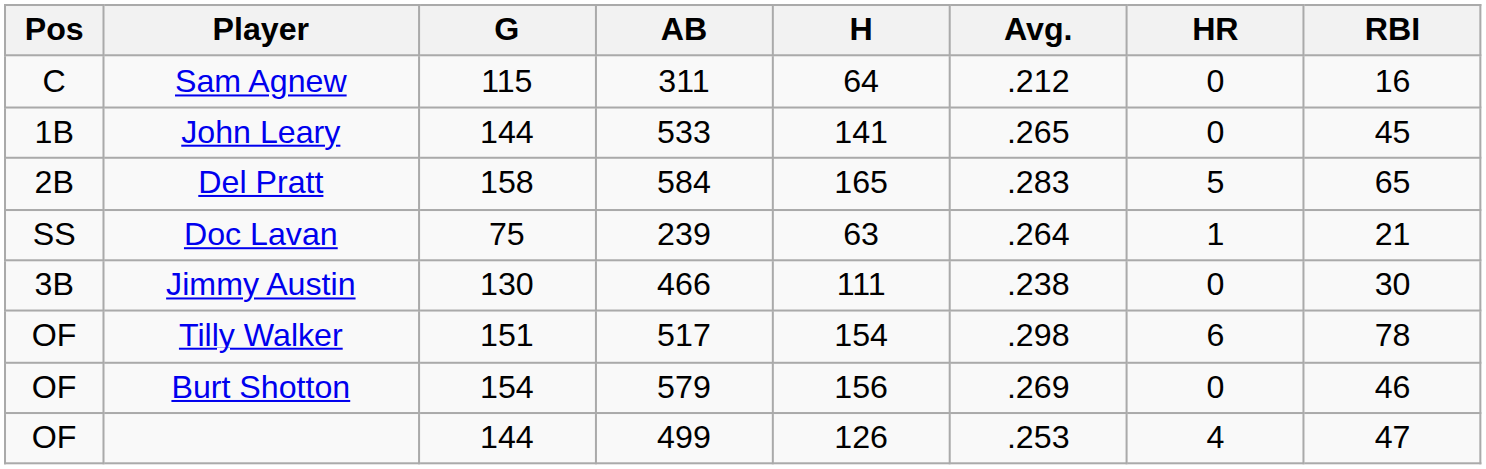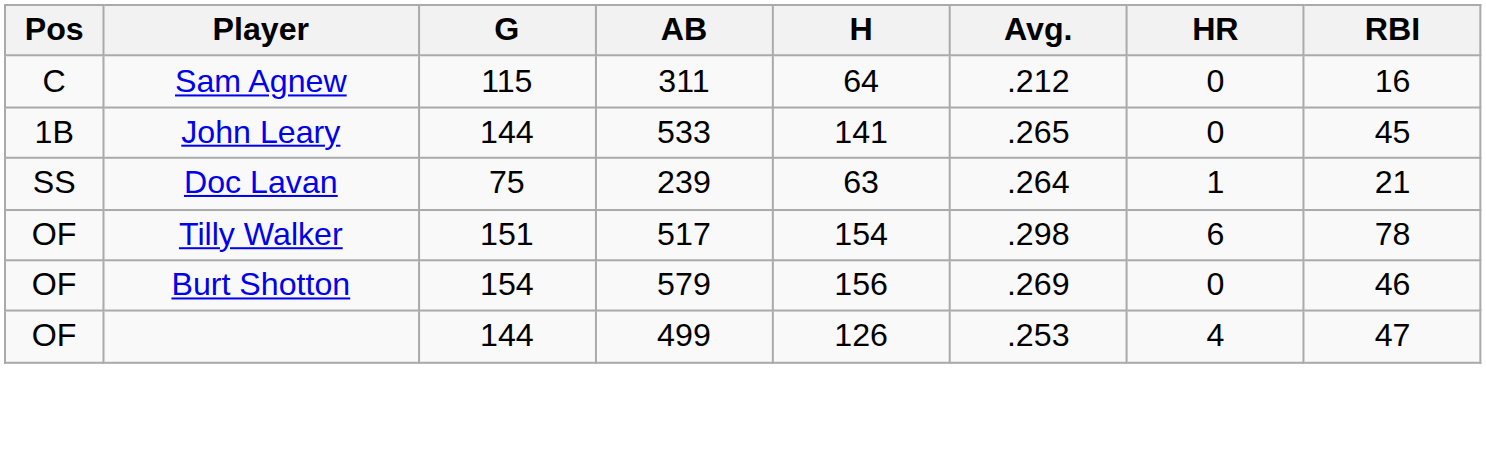- row: (261, 183)
- row: (261, 285)
